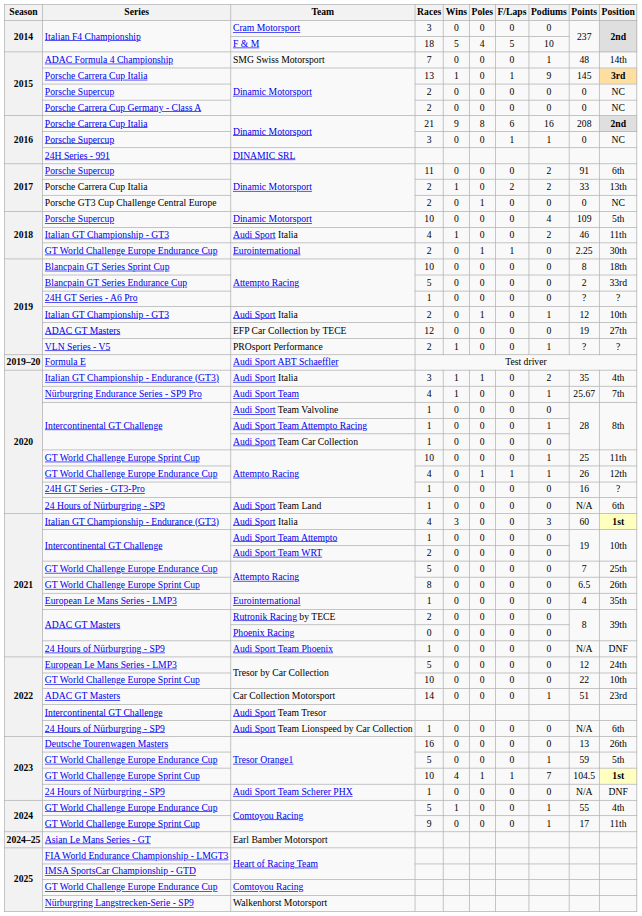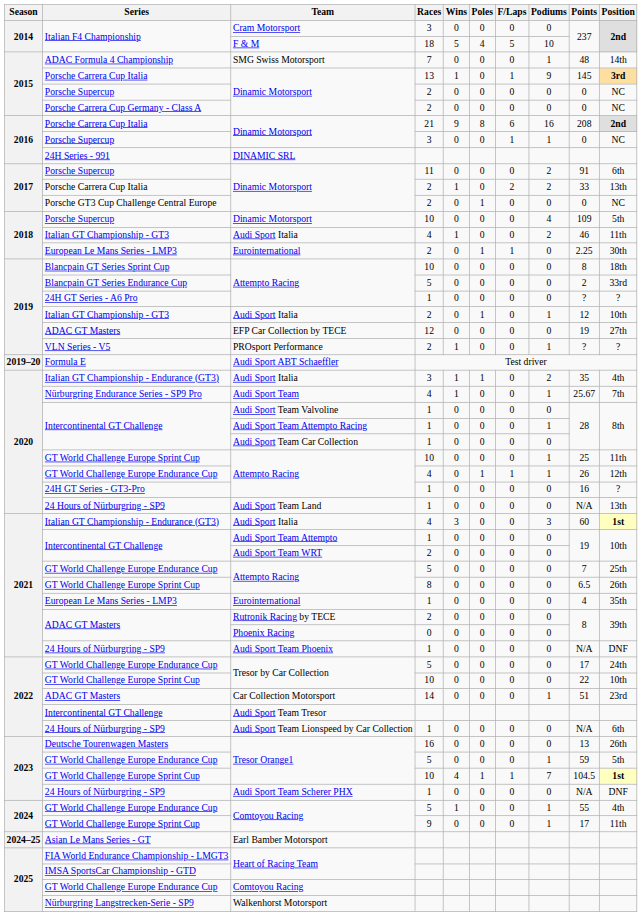(131, 251) GT World Challenge Europe Endurance Cup -> (111, 251) European Le Mans Series - LMP3
(618, 506) 6th -> (618, 506) 13th
(111, 665) European Le Mans Series - LMP3 -> (131, 665) GT World Challenge Europe Endurance Cup
(584, 665) 12 -> (584, 665) 17
